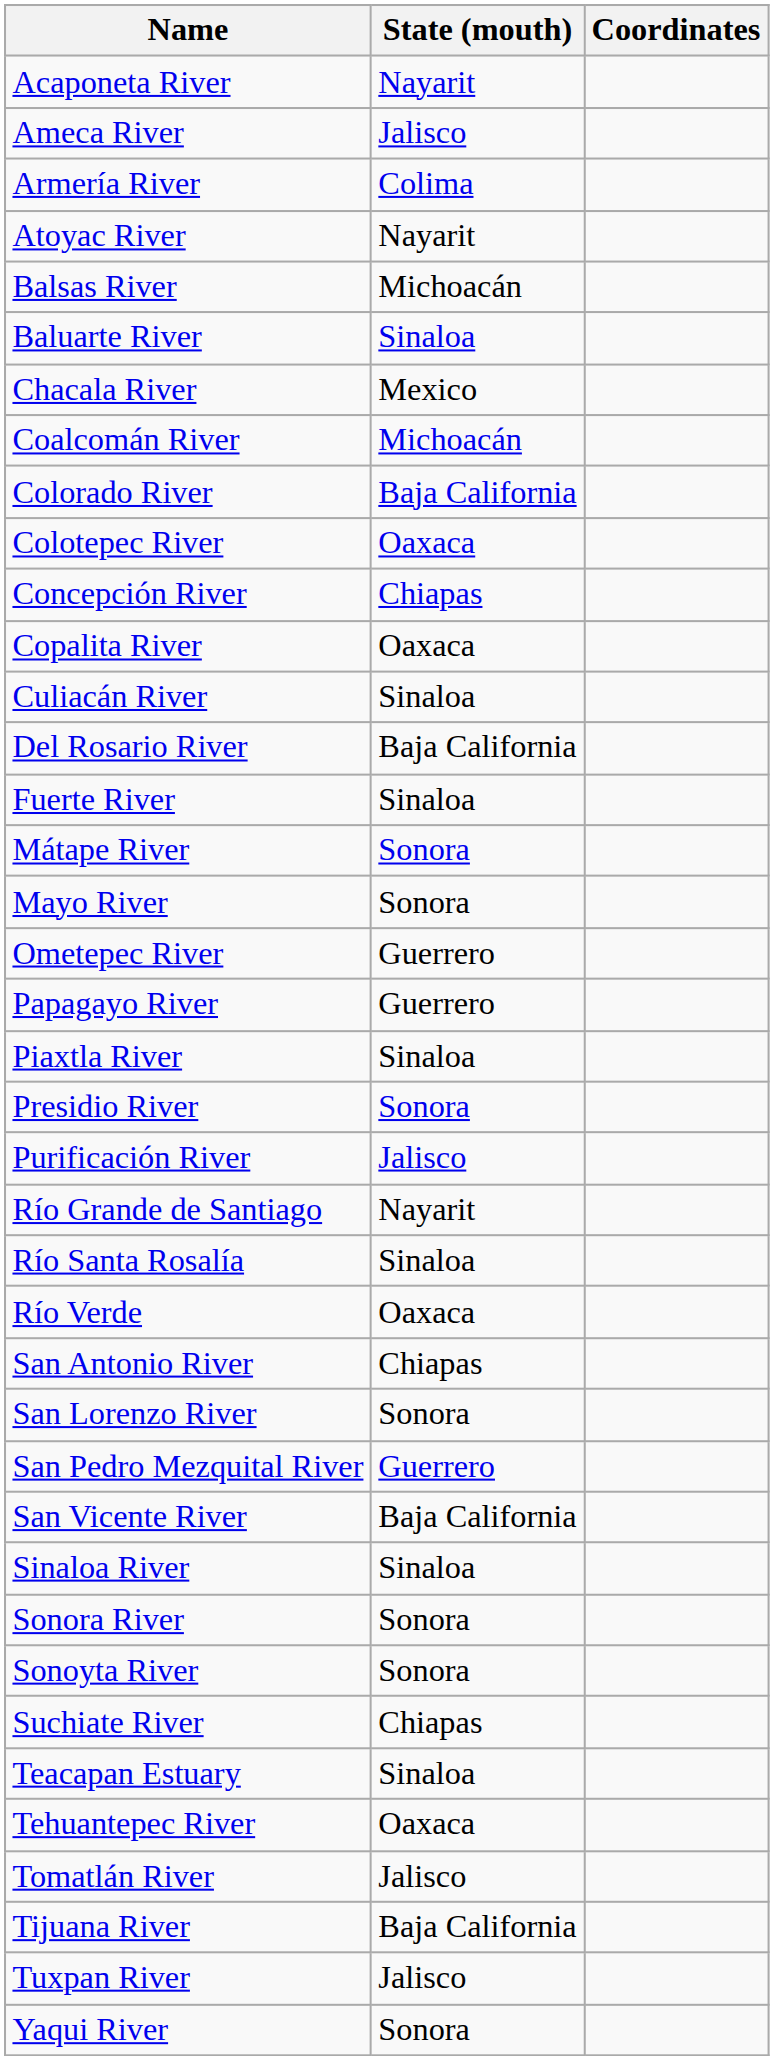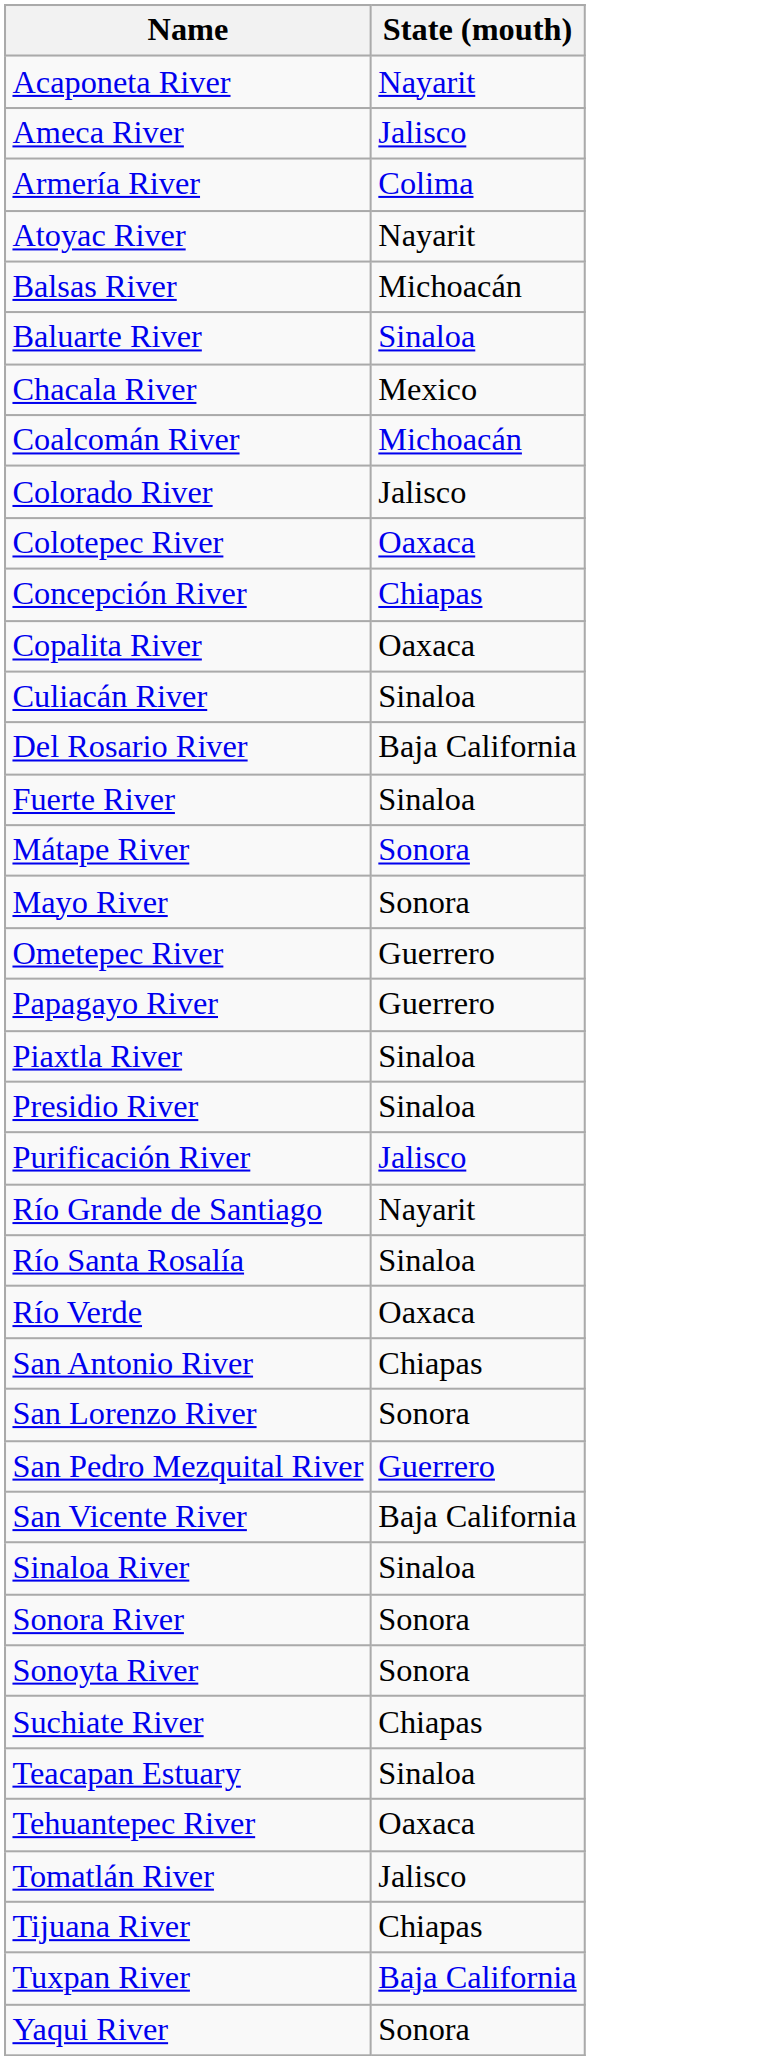- column: (676, 30)
(478, 491) Baja California -> (422, 491) Jalisco
(424, 1106) Sonora -> (427, 1106) Sinaloa
(478, 1926) Baja California -> (430, 1926) Chiapas
(422, 1977) Jalisco -> (478, 1977) Baja California
